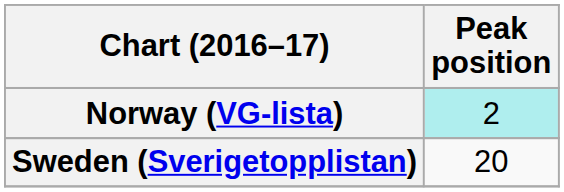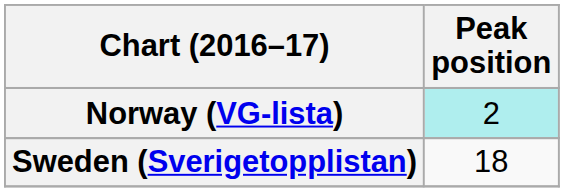(491, 161) 20 -> (491, 161) 18
